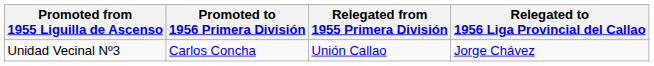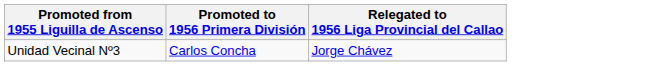- column: (380, 22)
